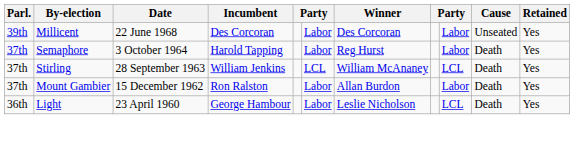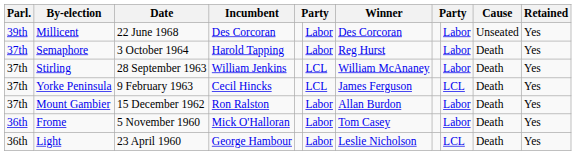(453, 68) LCL -> (457, 68) Labor
+ row: (74, 86)
+ row: (51, 123)
